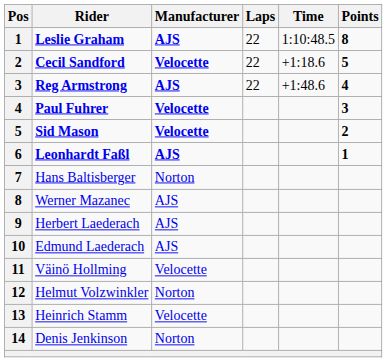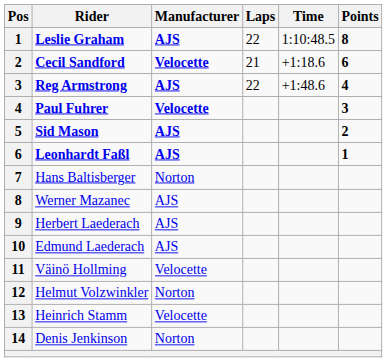(253, 62) 22 -> (253, 62) 21
(345, 62) 5 -> (345, 62) 6
(182, 131) Velocette -> (167, 131) AJS
